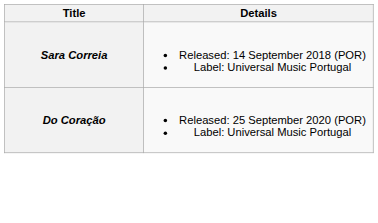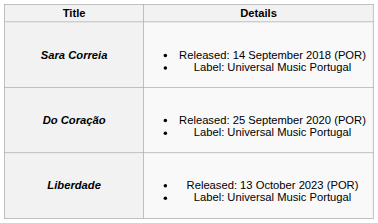+ row: (74, 185)
